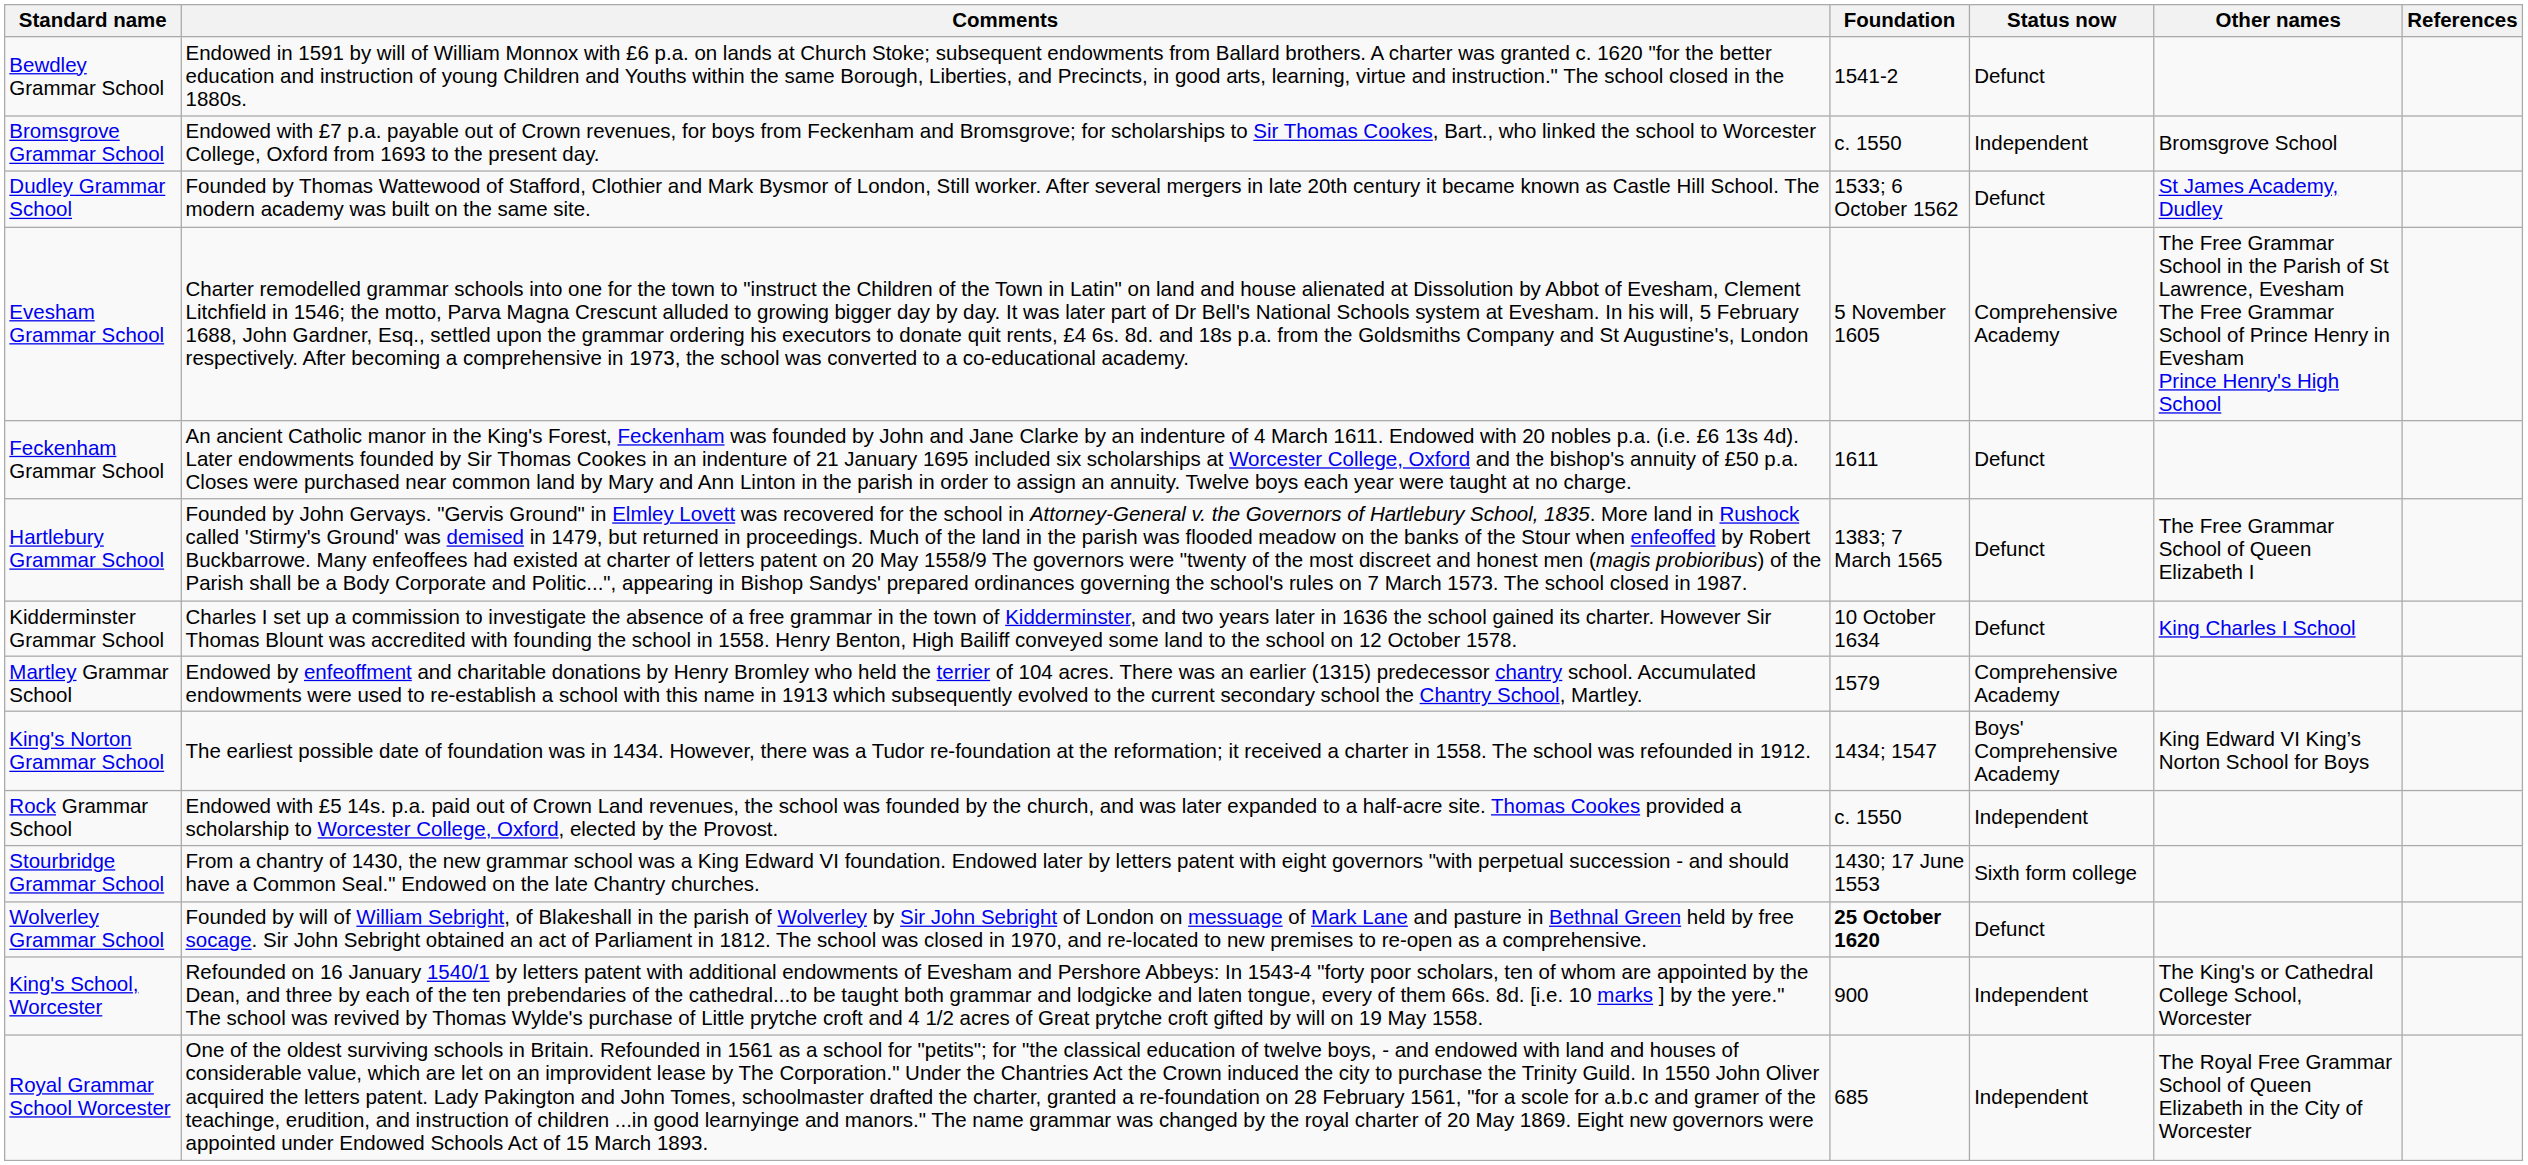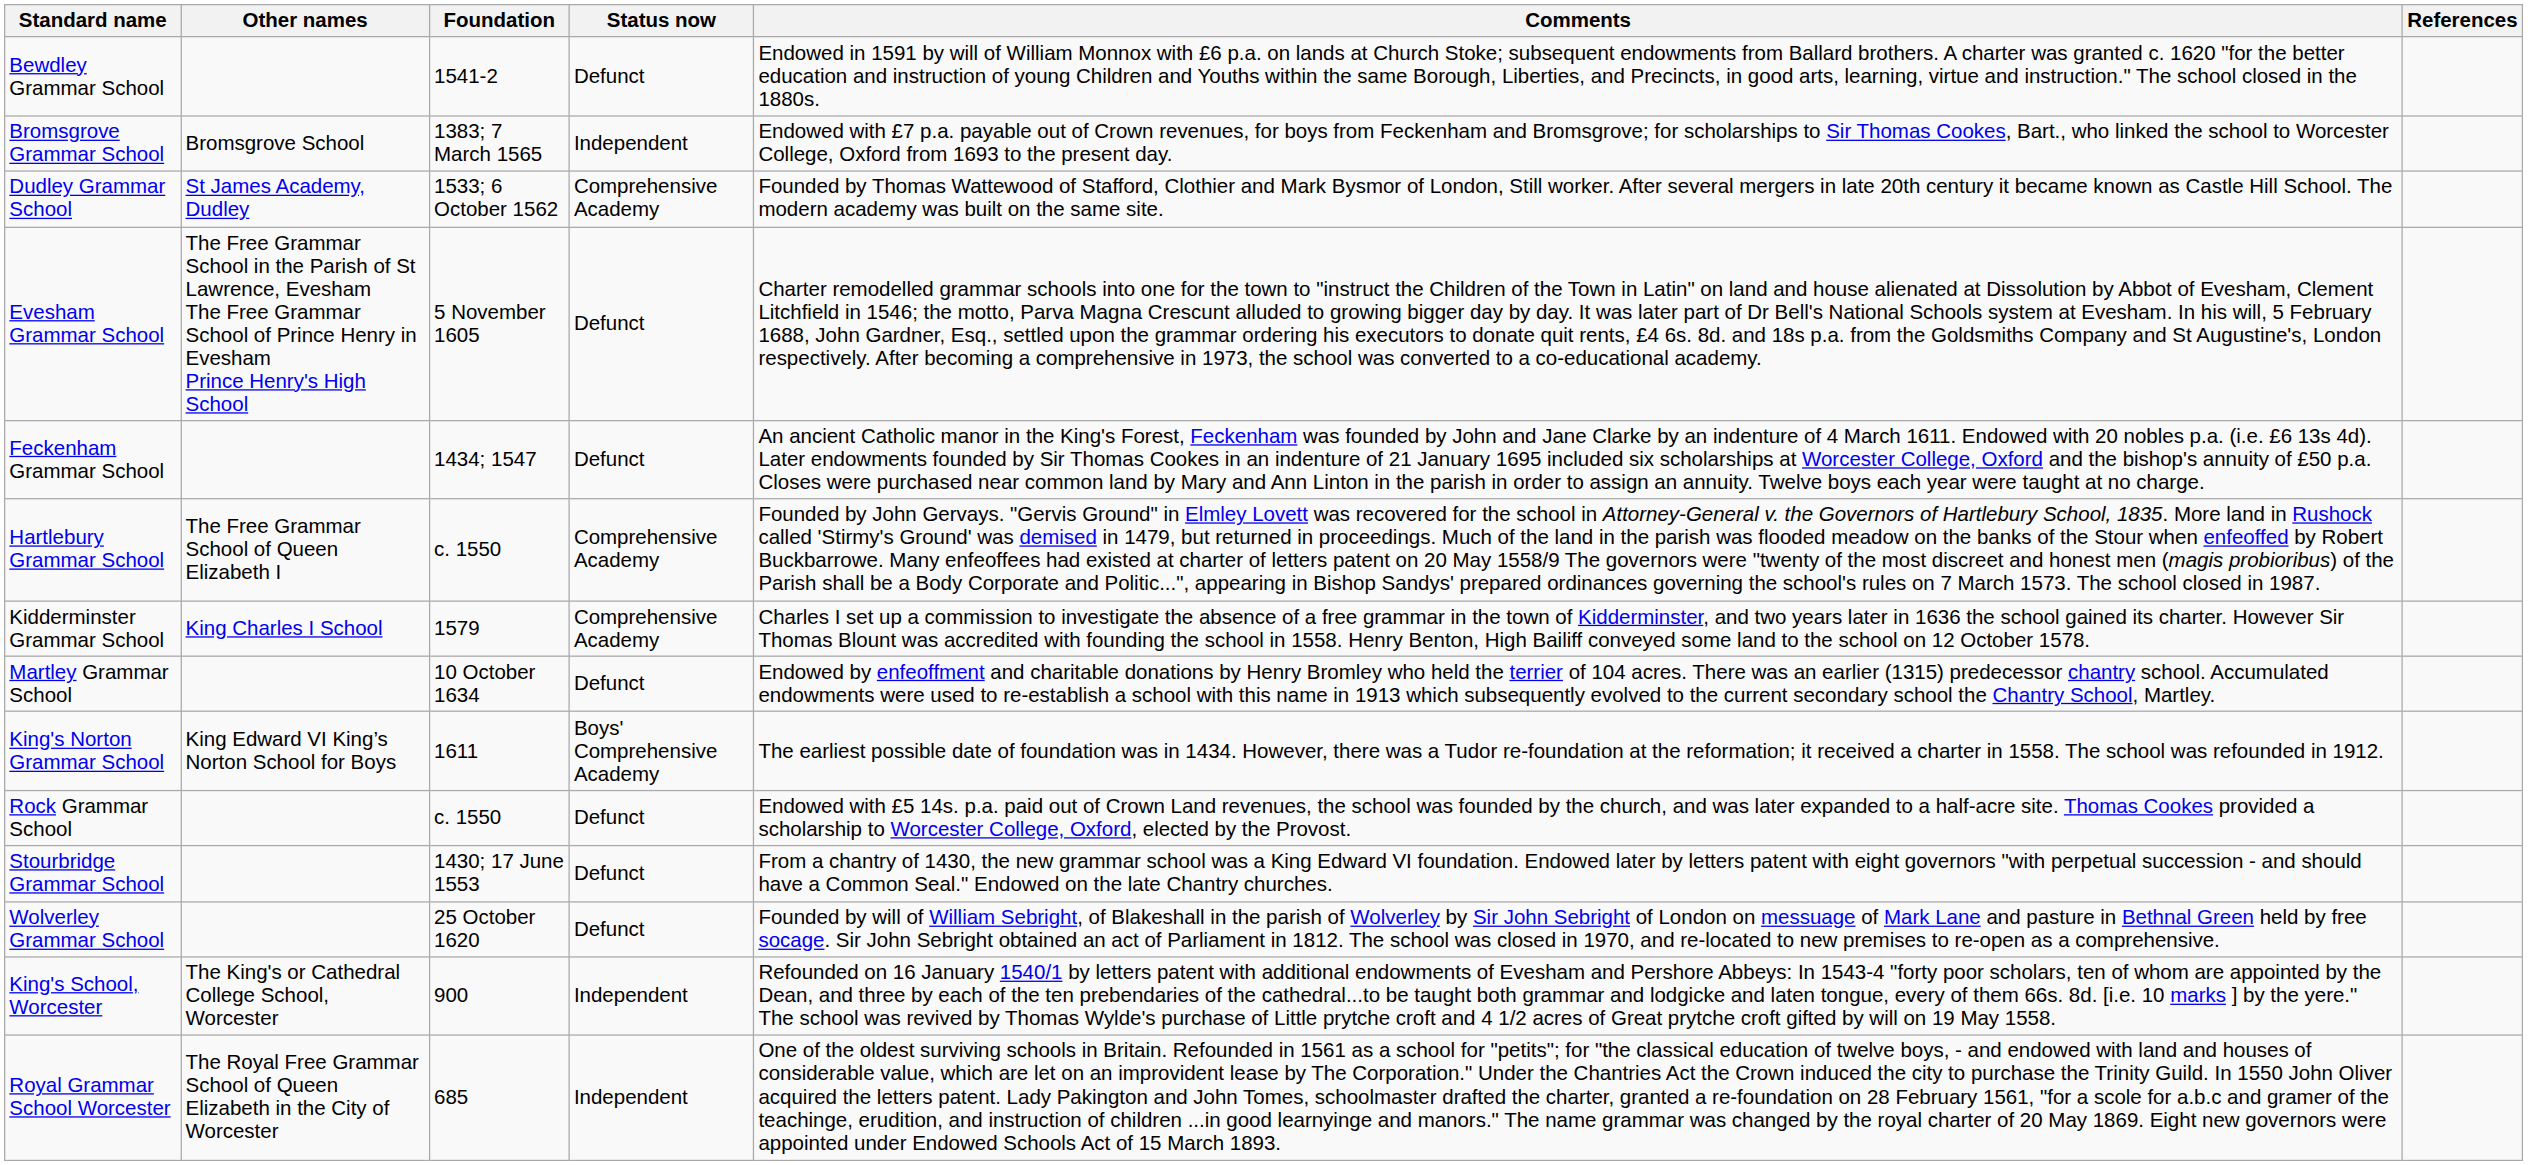columns swapped: (2278, 20) <-> (1005, 20)
(1868, 143) c. 1550 -> (488, 143) 1383; 7 March 1565
(2009, 198) Defunct -> (646, 198) Comprehensive Academy
(2046, 323) Comprehensive Academy -> (609, 323) Defunct
(1856, 459) 1611 -> (485, 459) 1434; 1547
(1888, 549) 1383; 7 March 1565 -> (468, 549) c. 1550
(2009, 549) Defunct -> (646, 549) Comprehensive Academy
(1885, 628) 10 October 1634 -> (457, 628) 1579
(2009, 628) Defunct -> (646, 628) Comprehensive Academy
(1857, 683) 1579 -> (485, 683) 10 October 1634
(2046, 683) Comprehensive Academy -> (609, 683) Defunct
(1886, 750) 1434; 1547 -> (456, 750) 1611
(2031, 817) Independent -> (609, 817) Defunct
(2056, 873) Sixth form college -> (609, 873) Defunct
(1888, 928) bold -> (485, 928) normal
